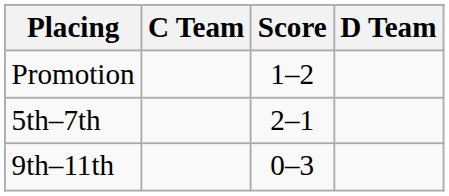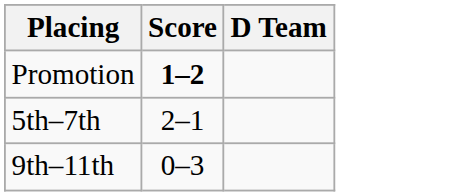- column: (196, 27)
(292, 73) normal -> (183, 73) bold
